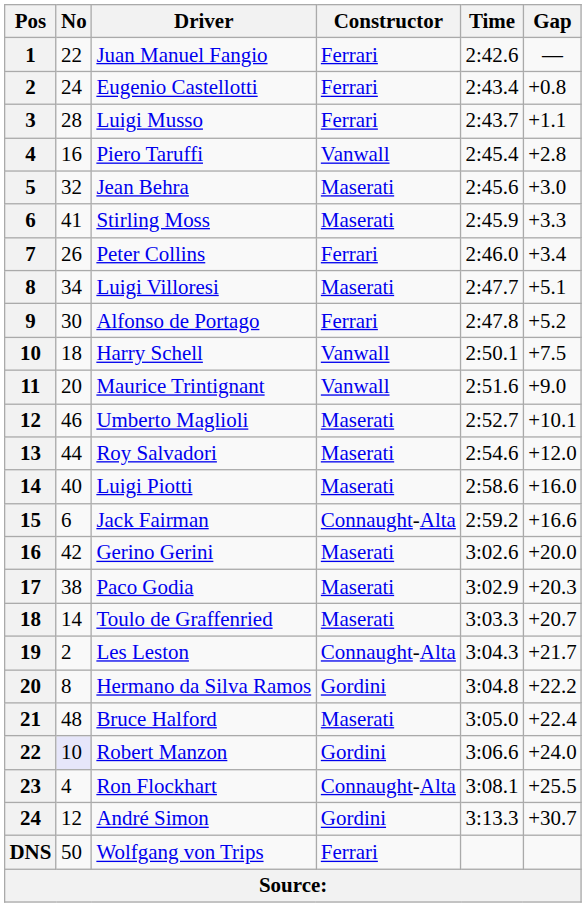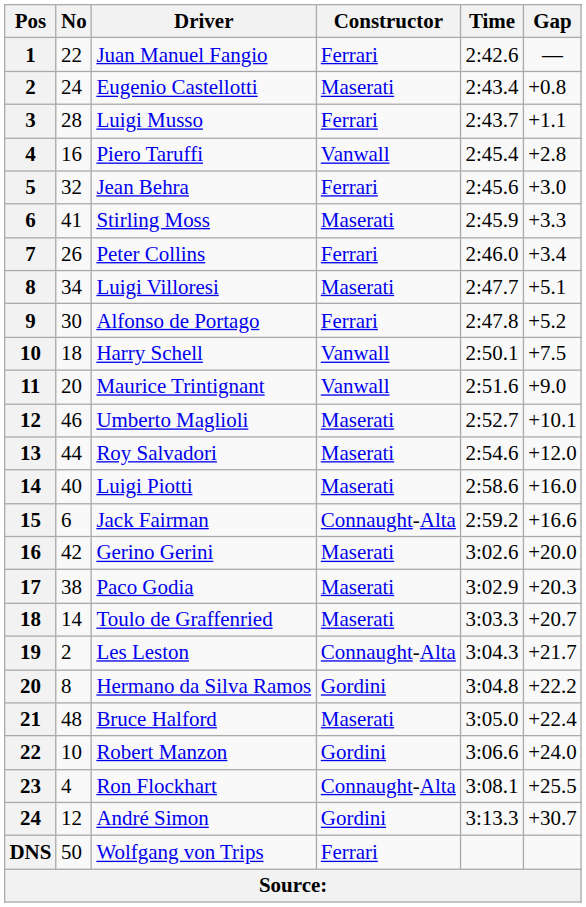(349, 87) Ferrari -> (358, 87) Maserati
(358, 187) Maserati -> (349, 187) Ferrari
(72, 752) lavender background -> (72, 752) no background
